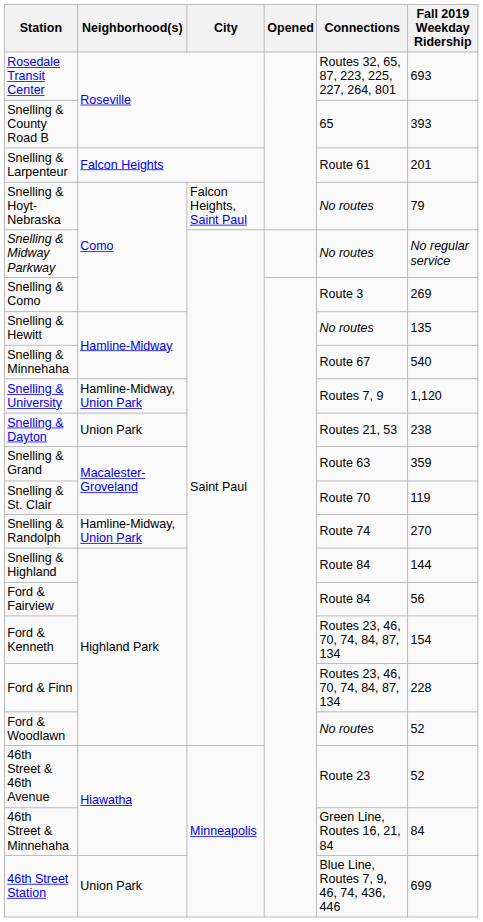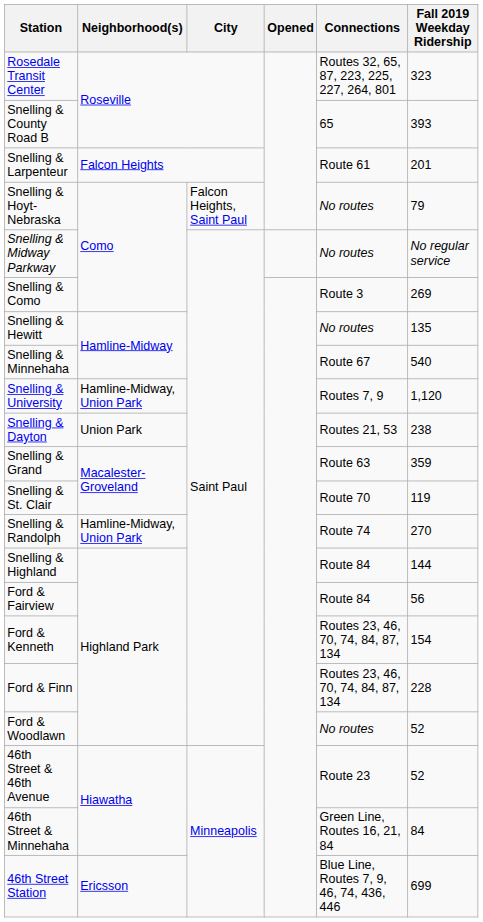(421, 76) 693 -> (421, 76) 323
(111, 886) Union Park -> (104, 886) Ericsson
